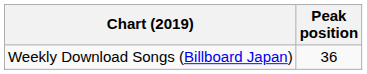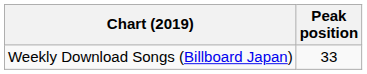(329, 57) 36 -> (329, 57) 33
